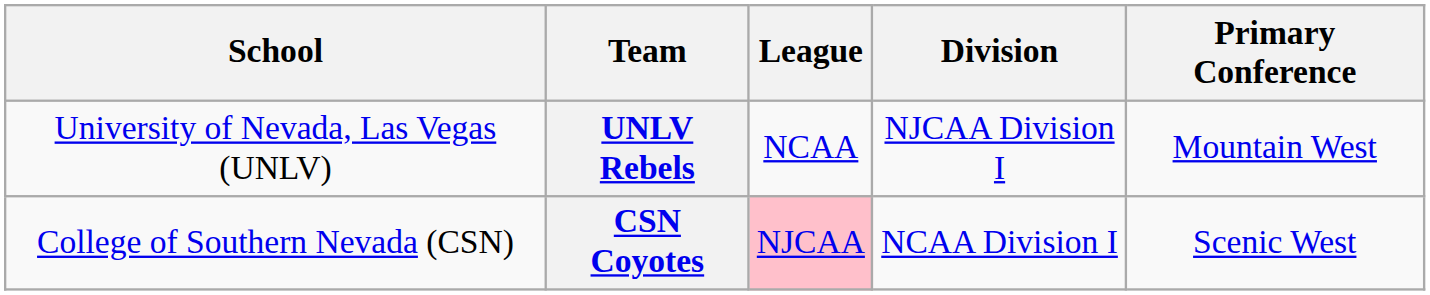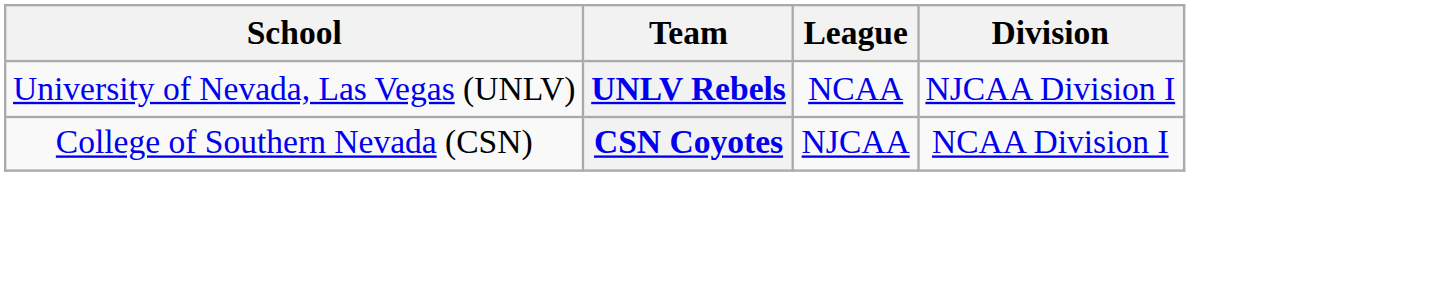- column: (1275, 52)
(811, 242) pink background -> (856, 143) no background
